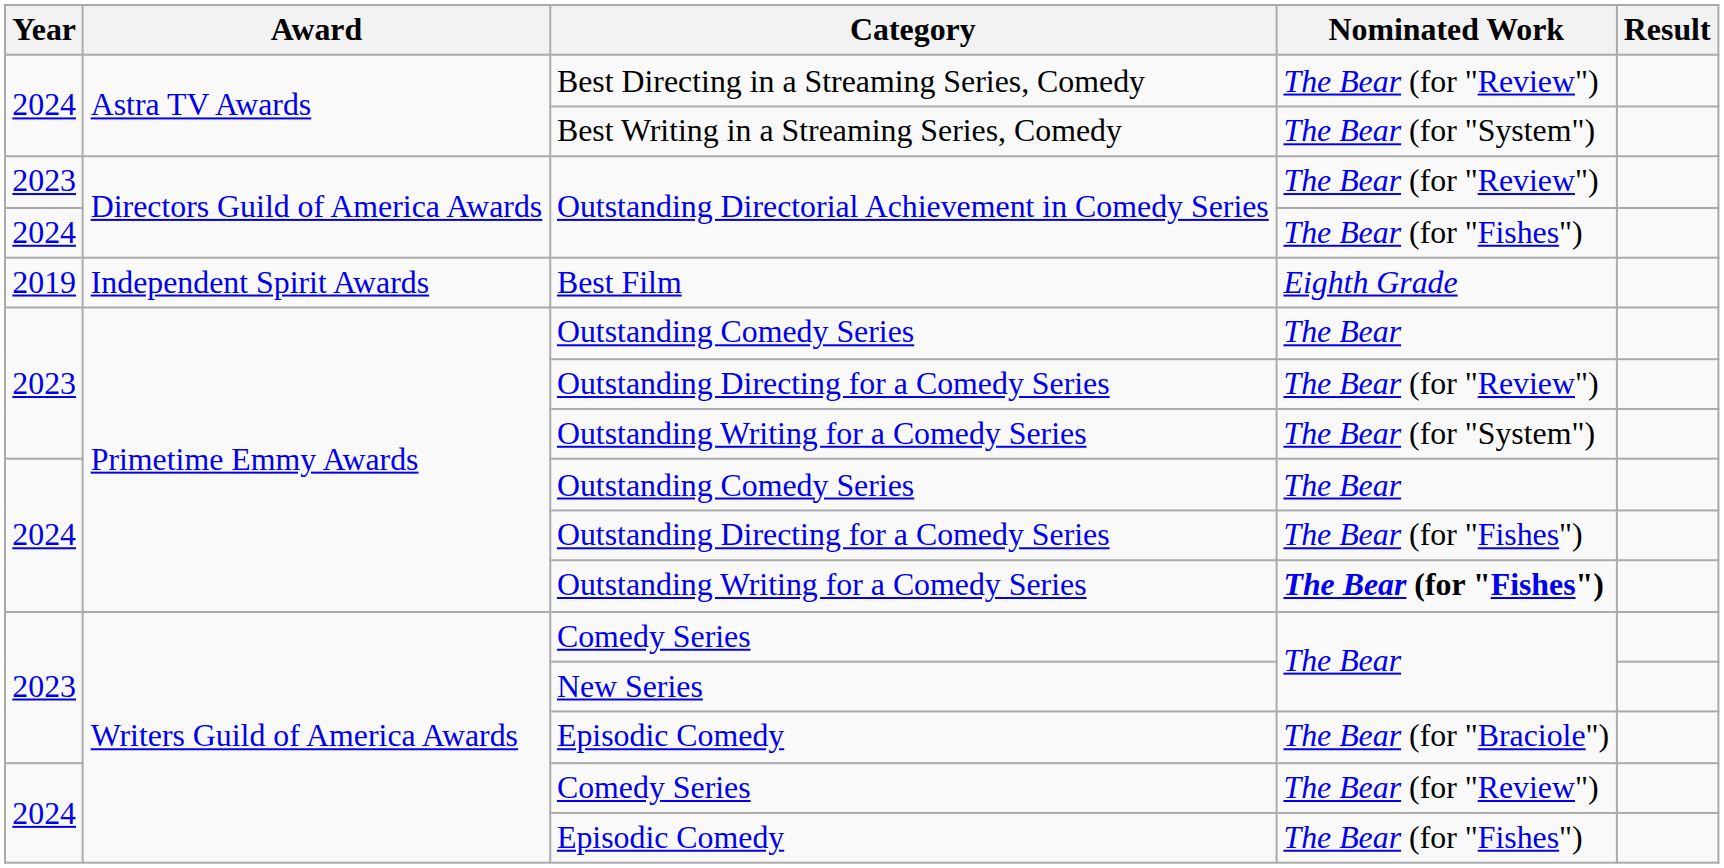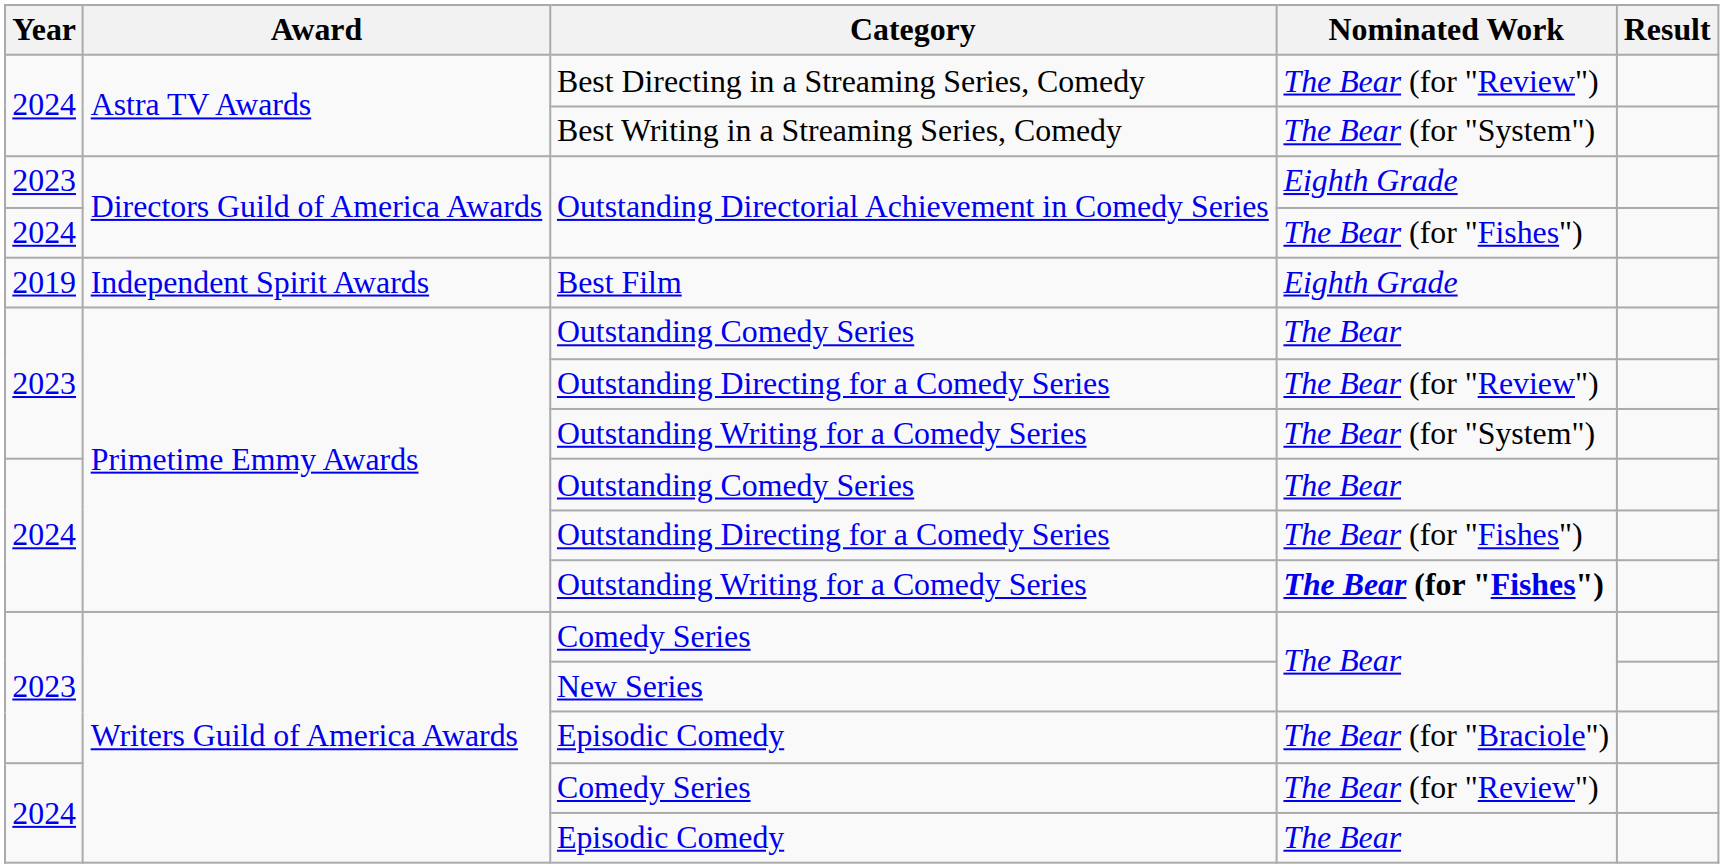(1441, 181) The Bear (for "Review") -> (1371, 181) Eighth Grade
(1433, 837) The Bear (for "Fishes") -> (1342, 837) The Bear
